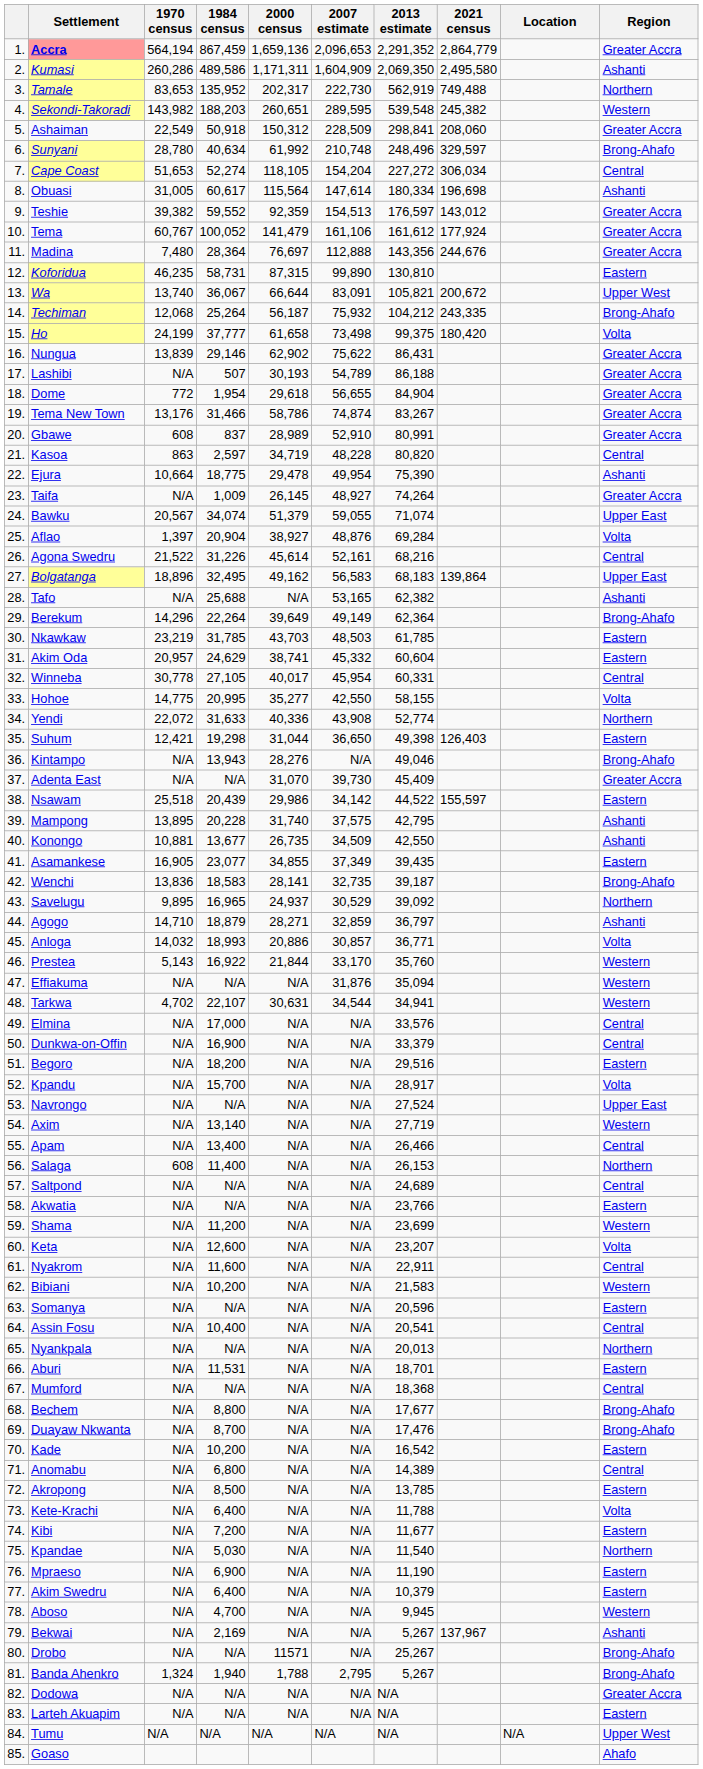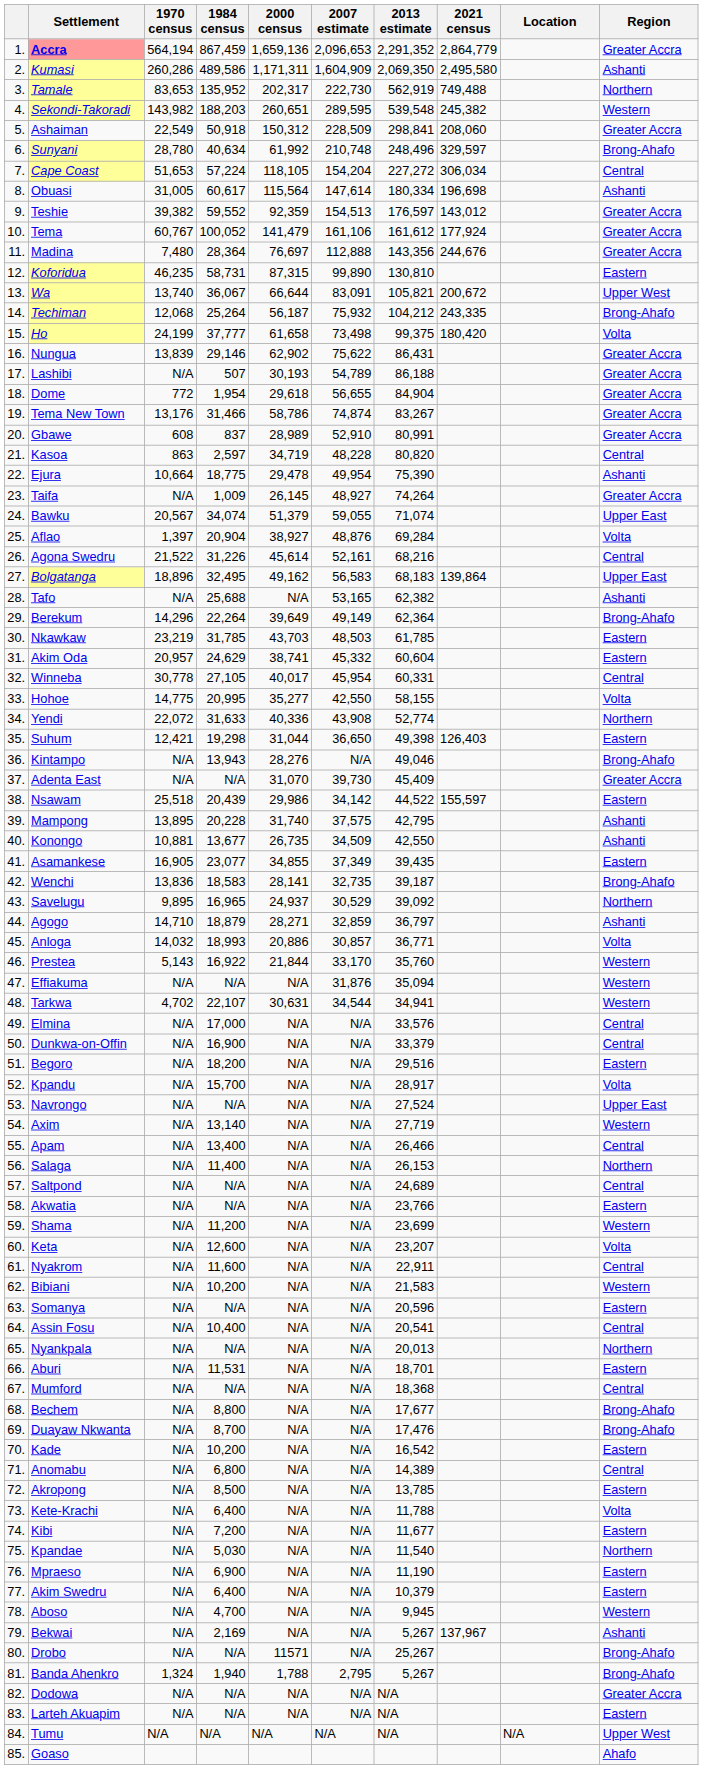(226, 171) 52,274 -> (226, 171) 57,224
(183, 1165) 608 -> (183, 1165) N/A
